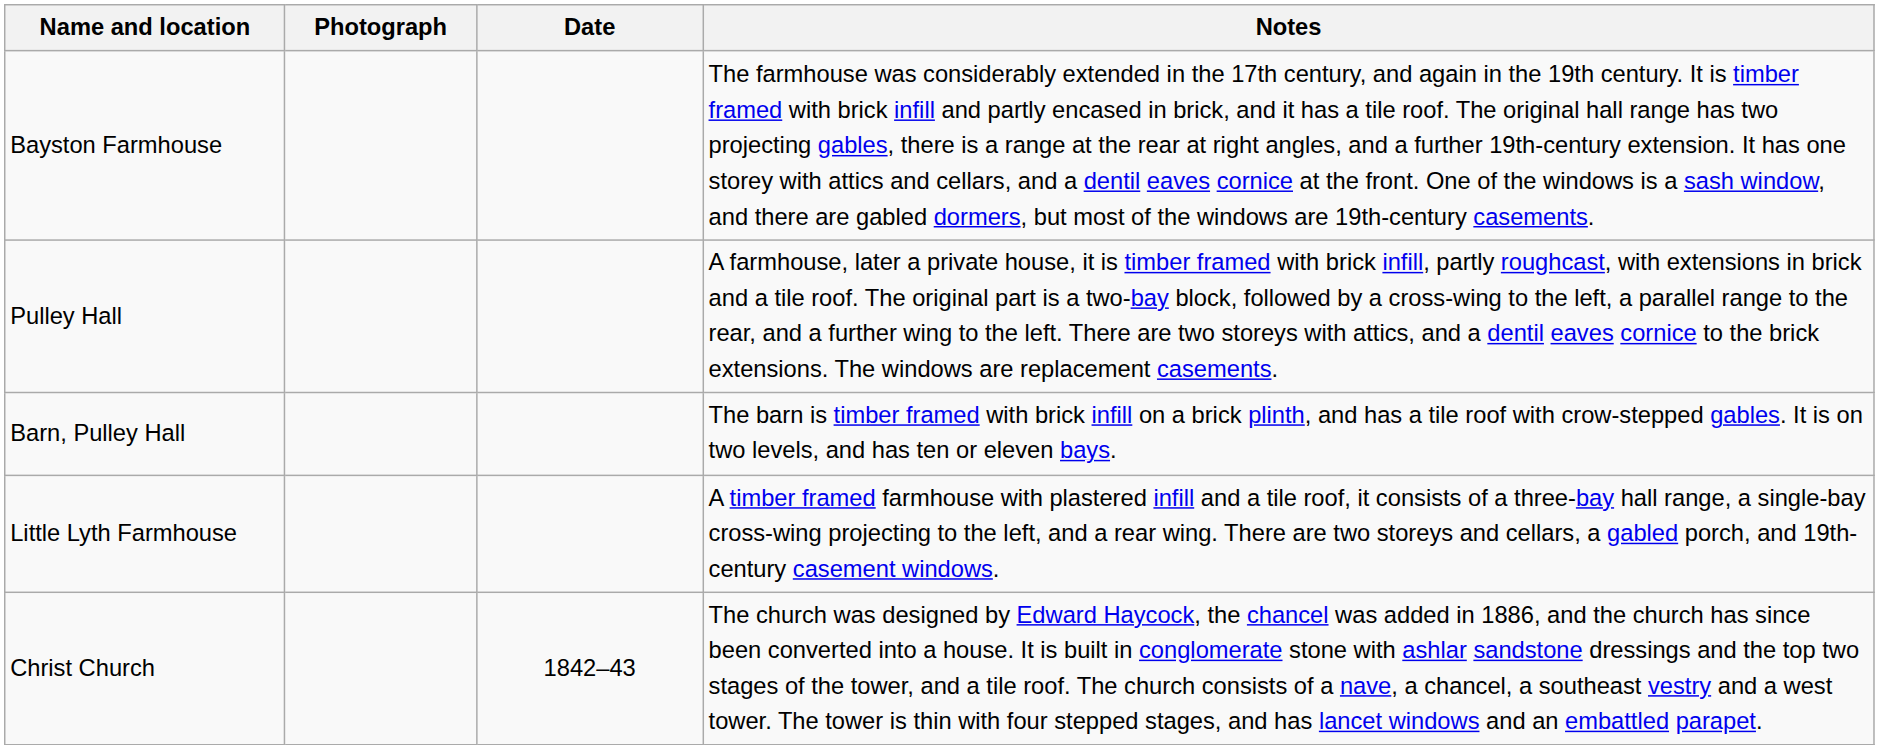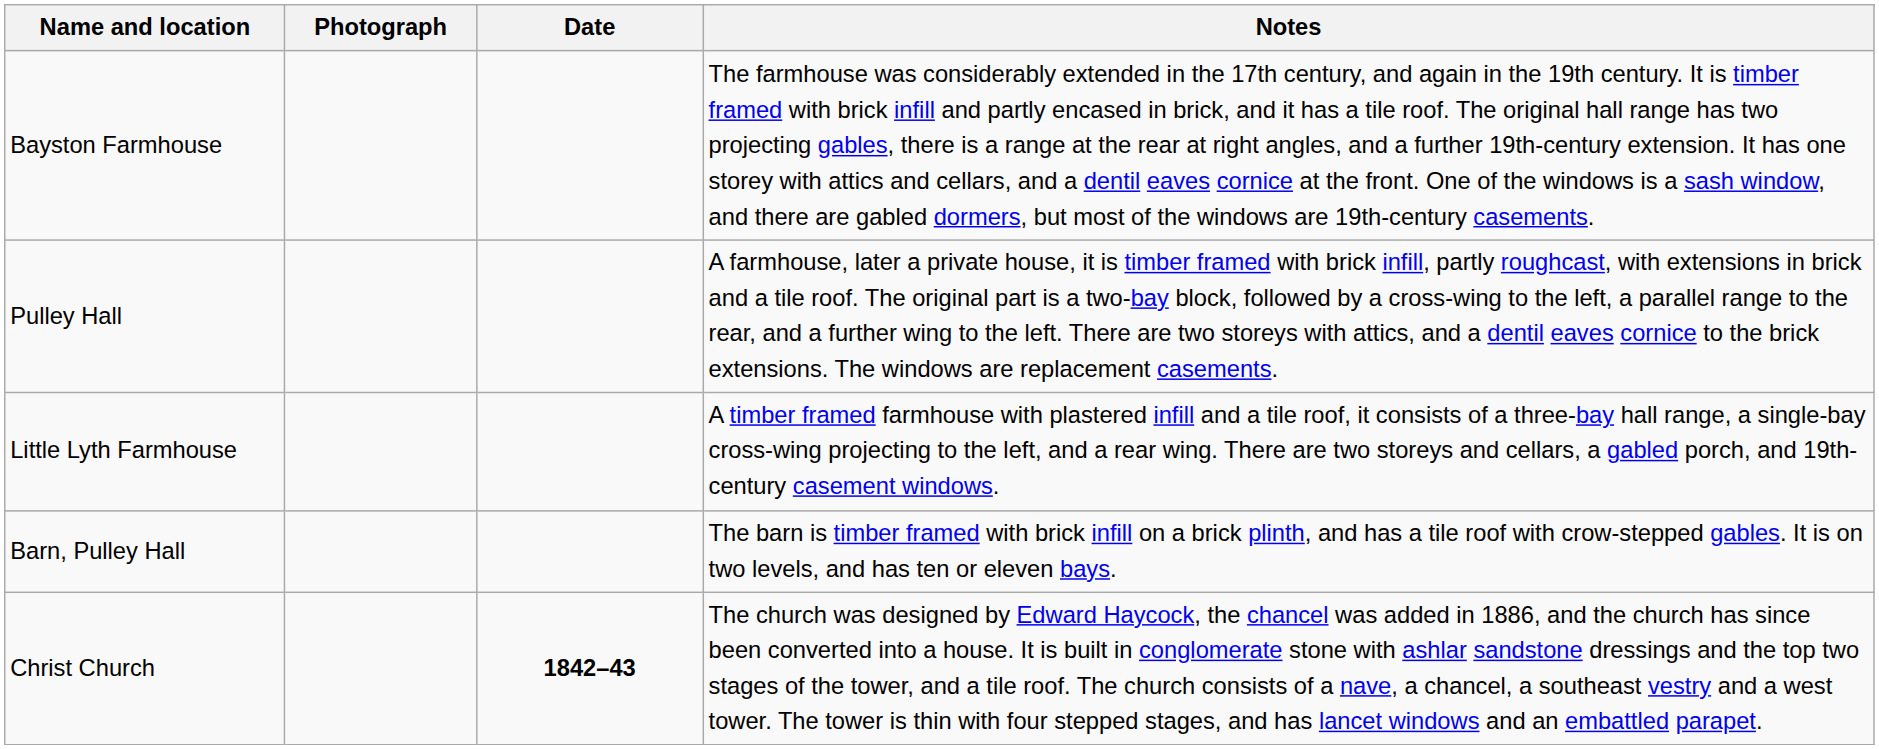rows swapped: (124, 533) <-> (98, 433)
(590, 668) normal -> (590, 668) bold
